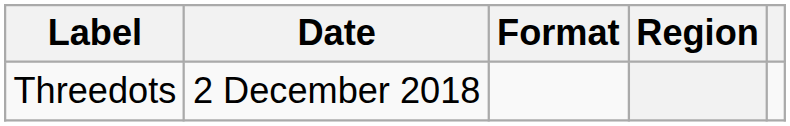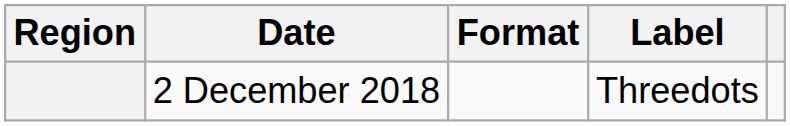columns swapped: (698, 33) <-> (95, 33)
